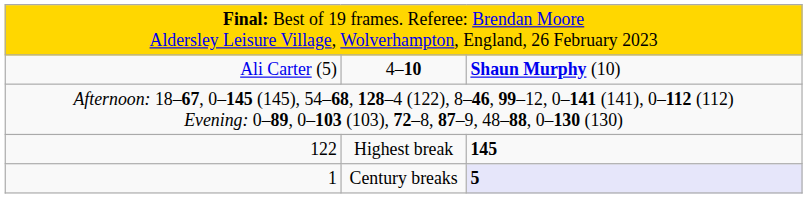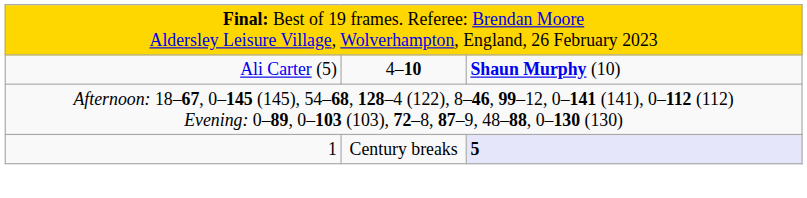- row: (324, 149)
